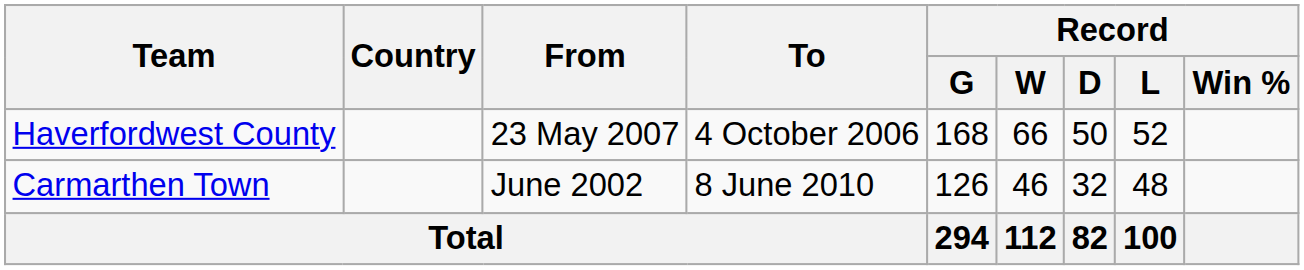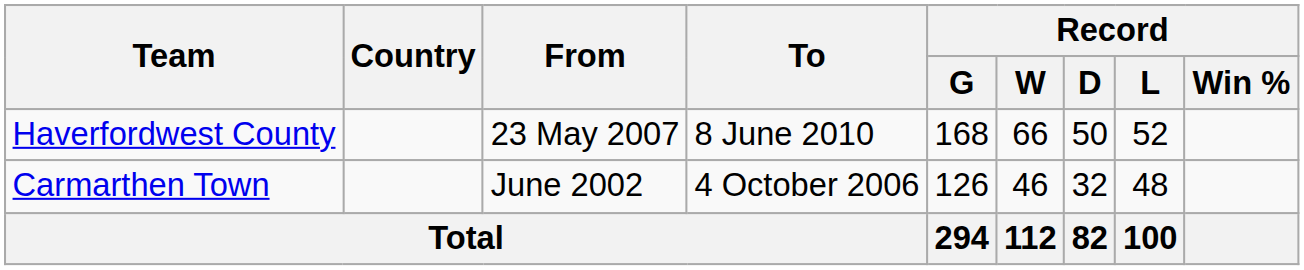(807, 133) 4 October 2006 -> (784, 133) 8 June 2010
(784, 185) 8 June 2010 -> (807, 185) 4 October 2006
